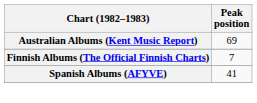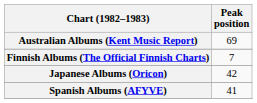+ row: (108, 73)
